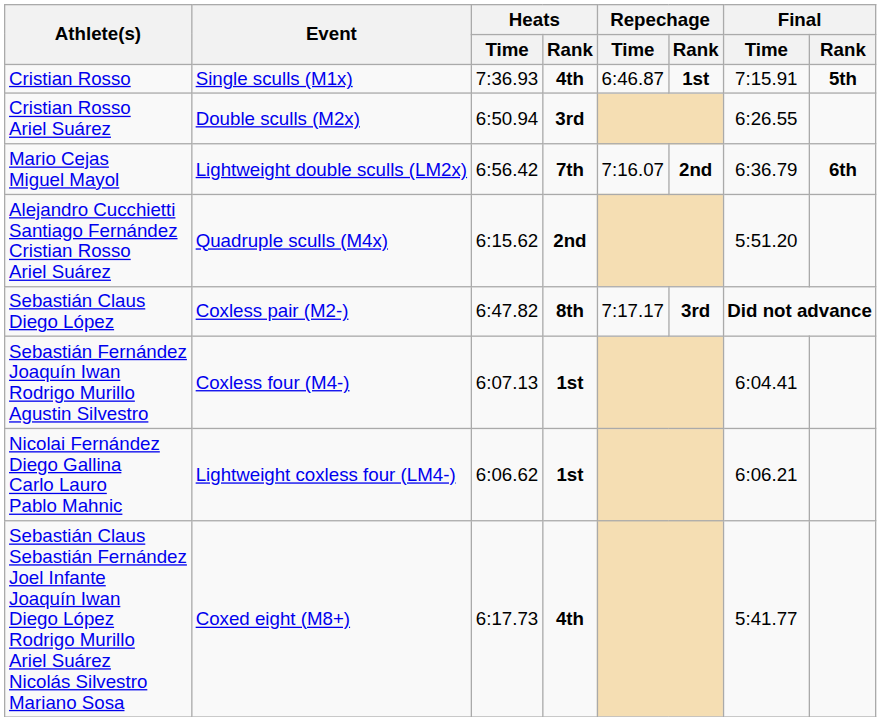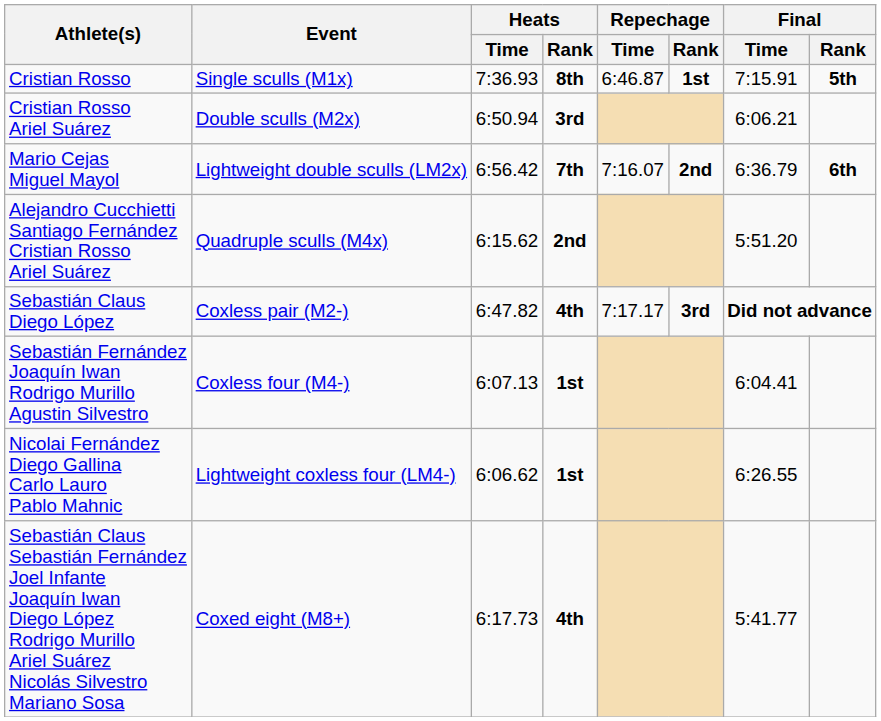(570, 79) 4th -> (570, 79) 8th
(766, 119) 6:26.55 -> (766, 119) 6:06.21
(570, 312) 8th -> (570, 312) 4th
(766, 475) 6:06.21 -> (766, 475) 6:26.55
